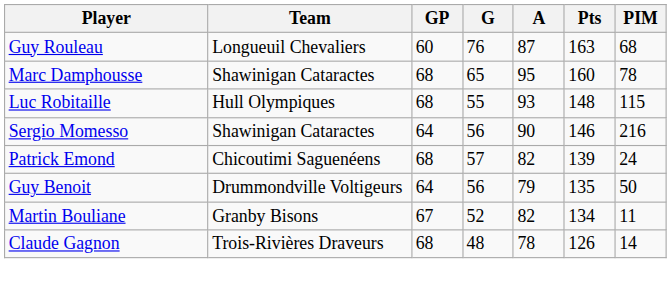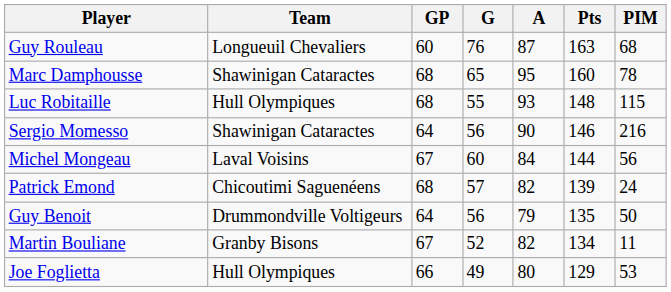+ row: (70, 159)
+ row: (54, 272)
- row: (64, 243)
